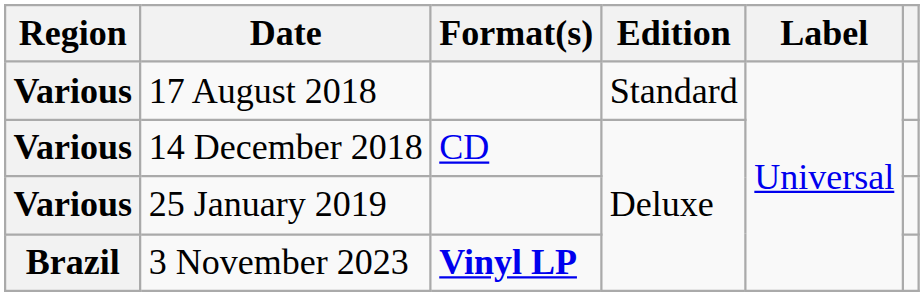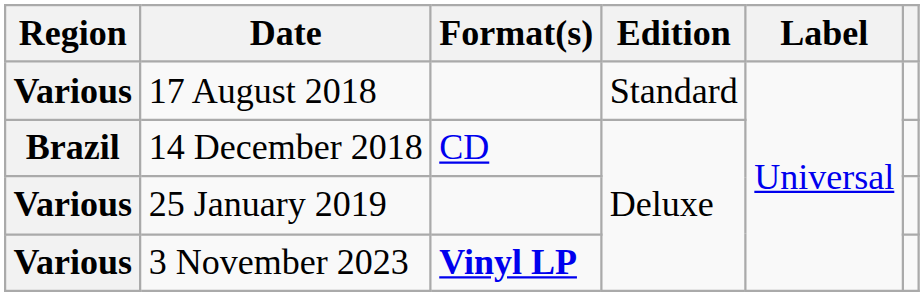(73, 147) Various -> (73, 147) Brazil
(73, 261) Brazil -> (73, 261) Various
